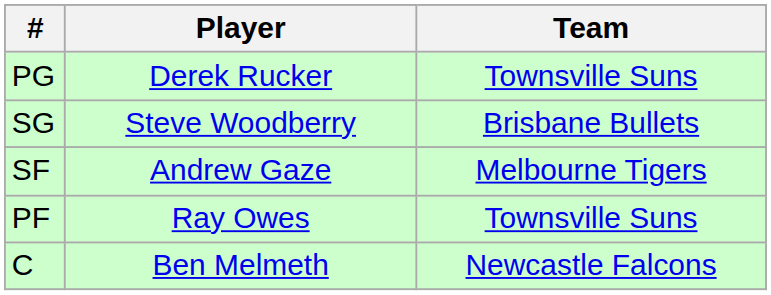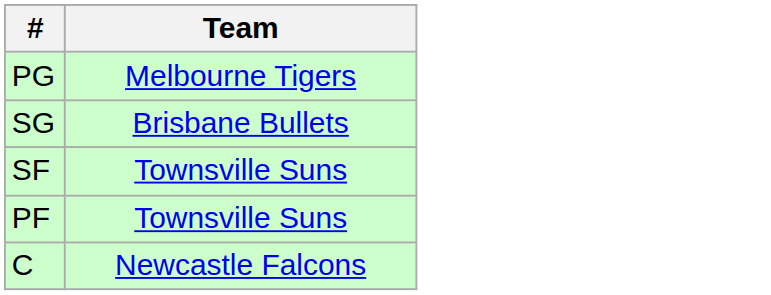- column: (241, 28)
(591, 75) Townsville Suns -> (241, 75) Melbourne Tigers
(591, 170) Melbourne Tigers -> (241, 170) Townsville Suns
